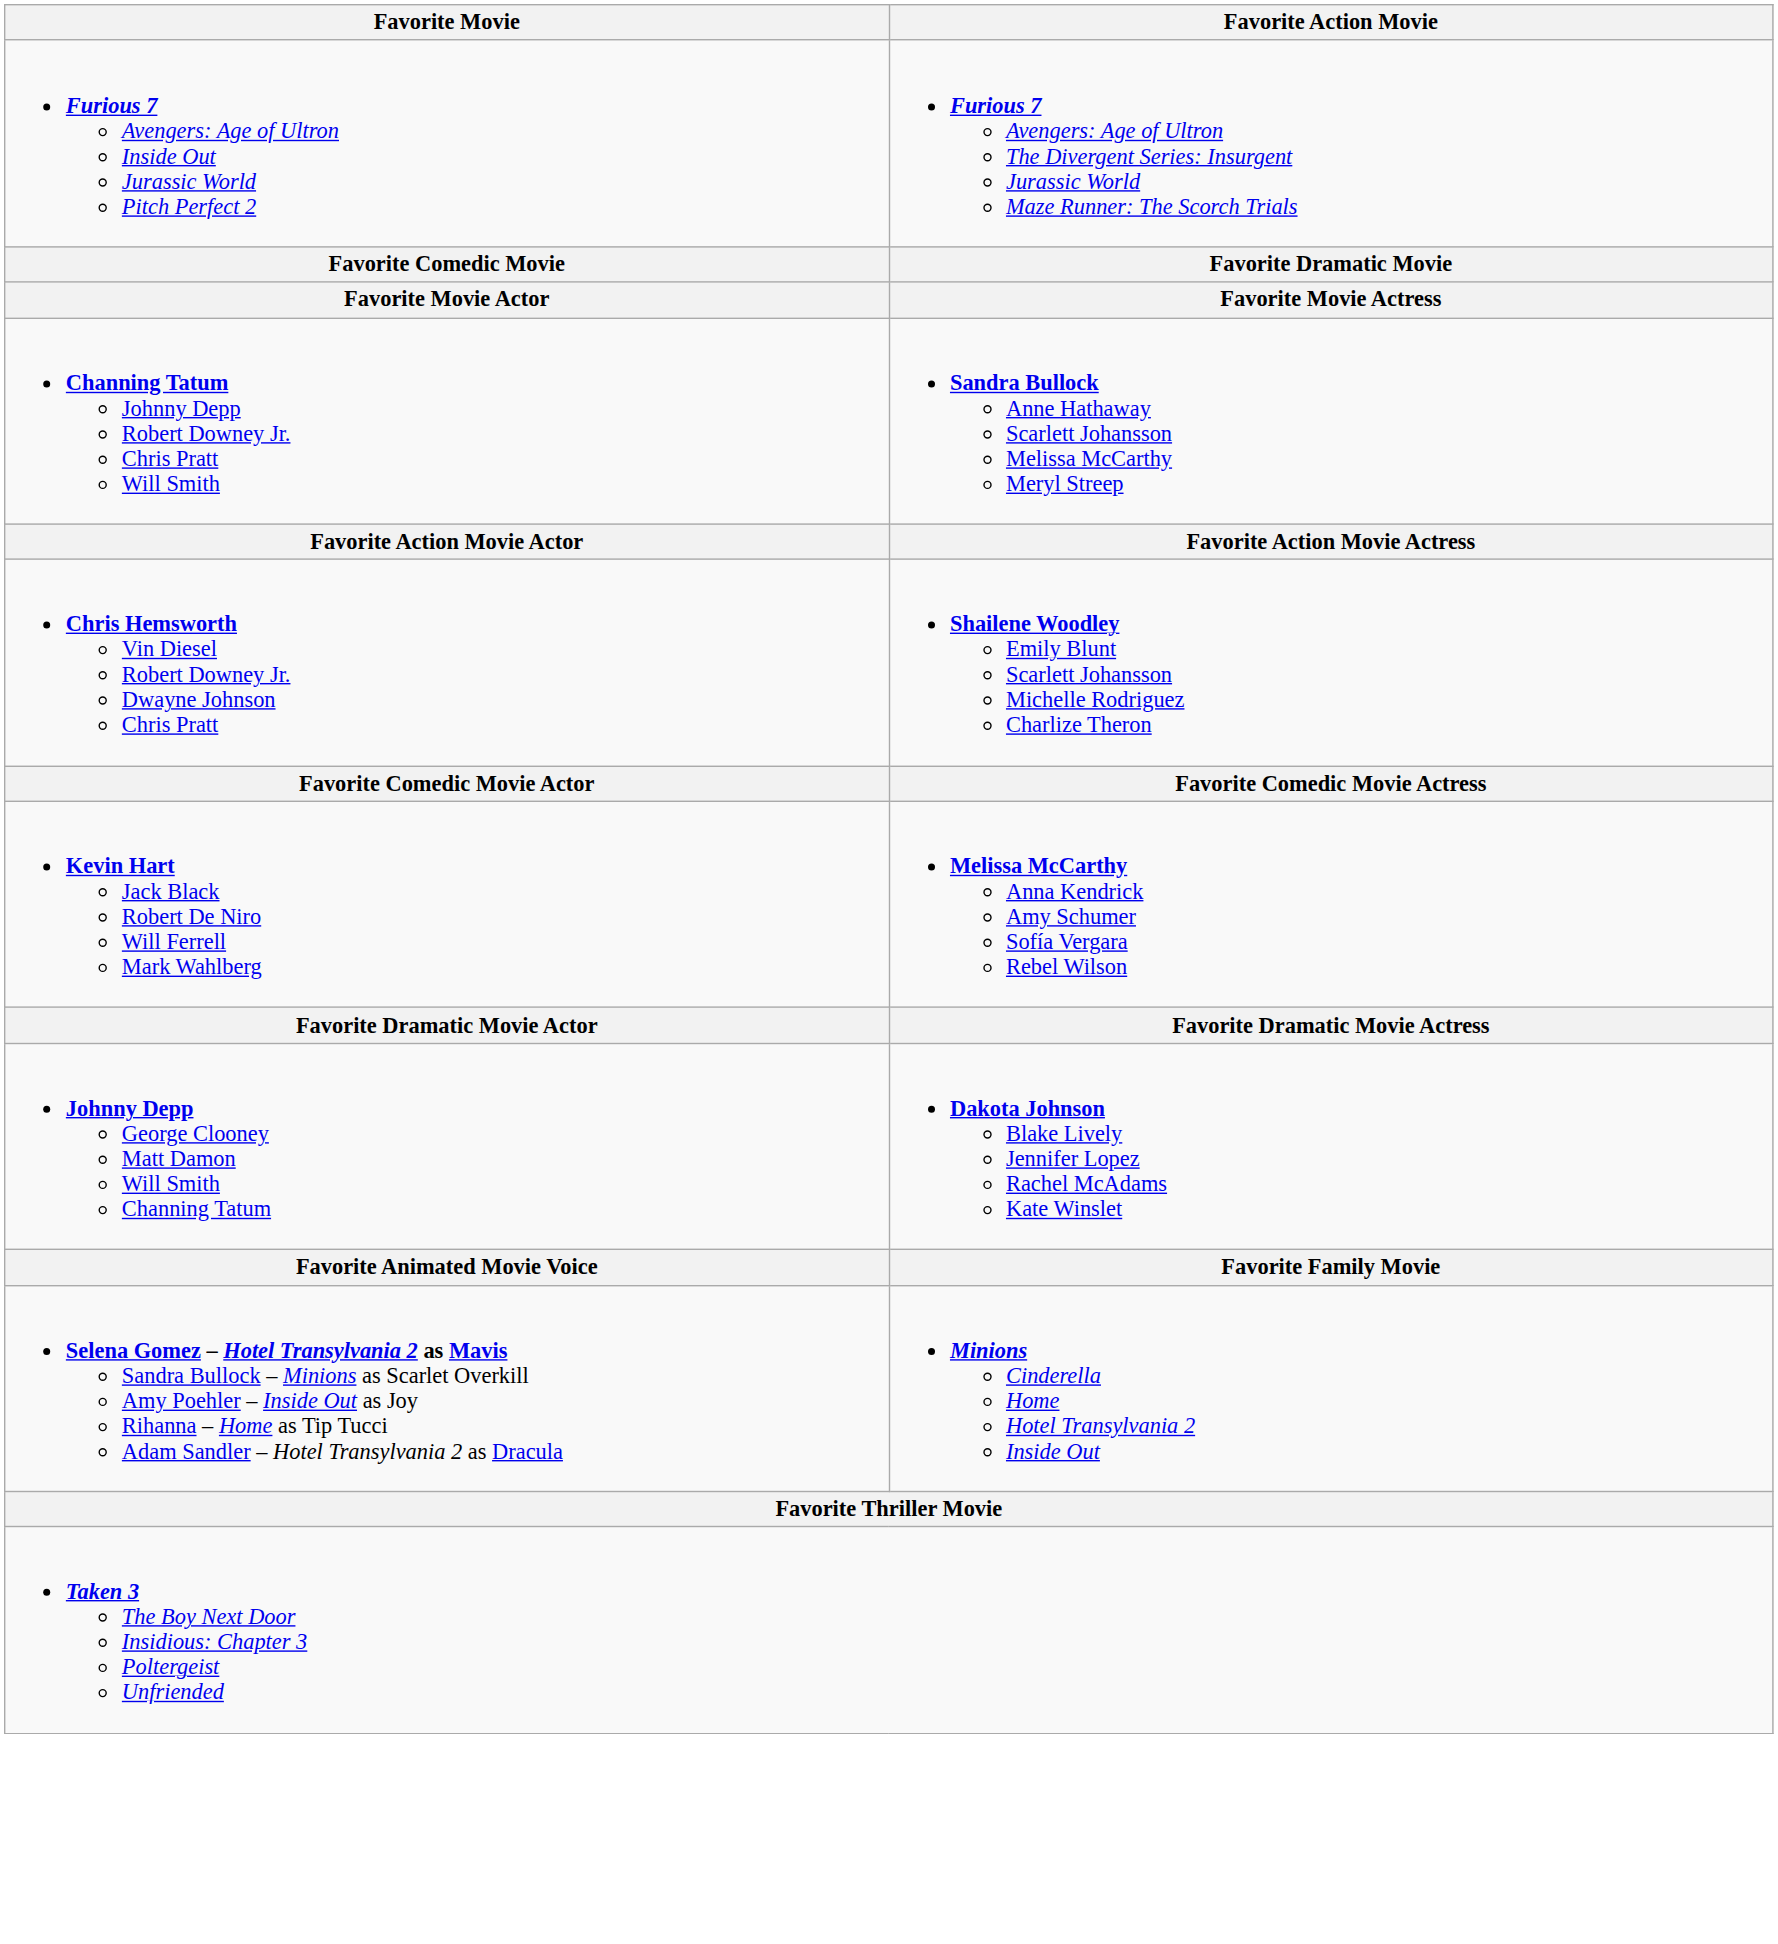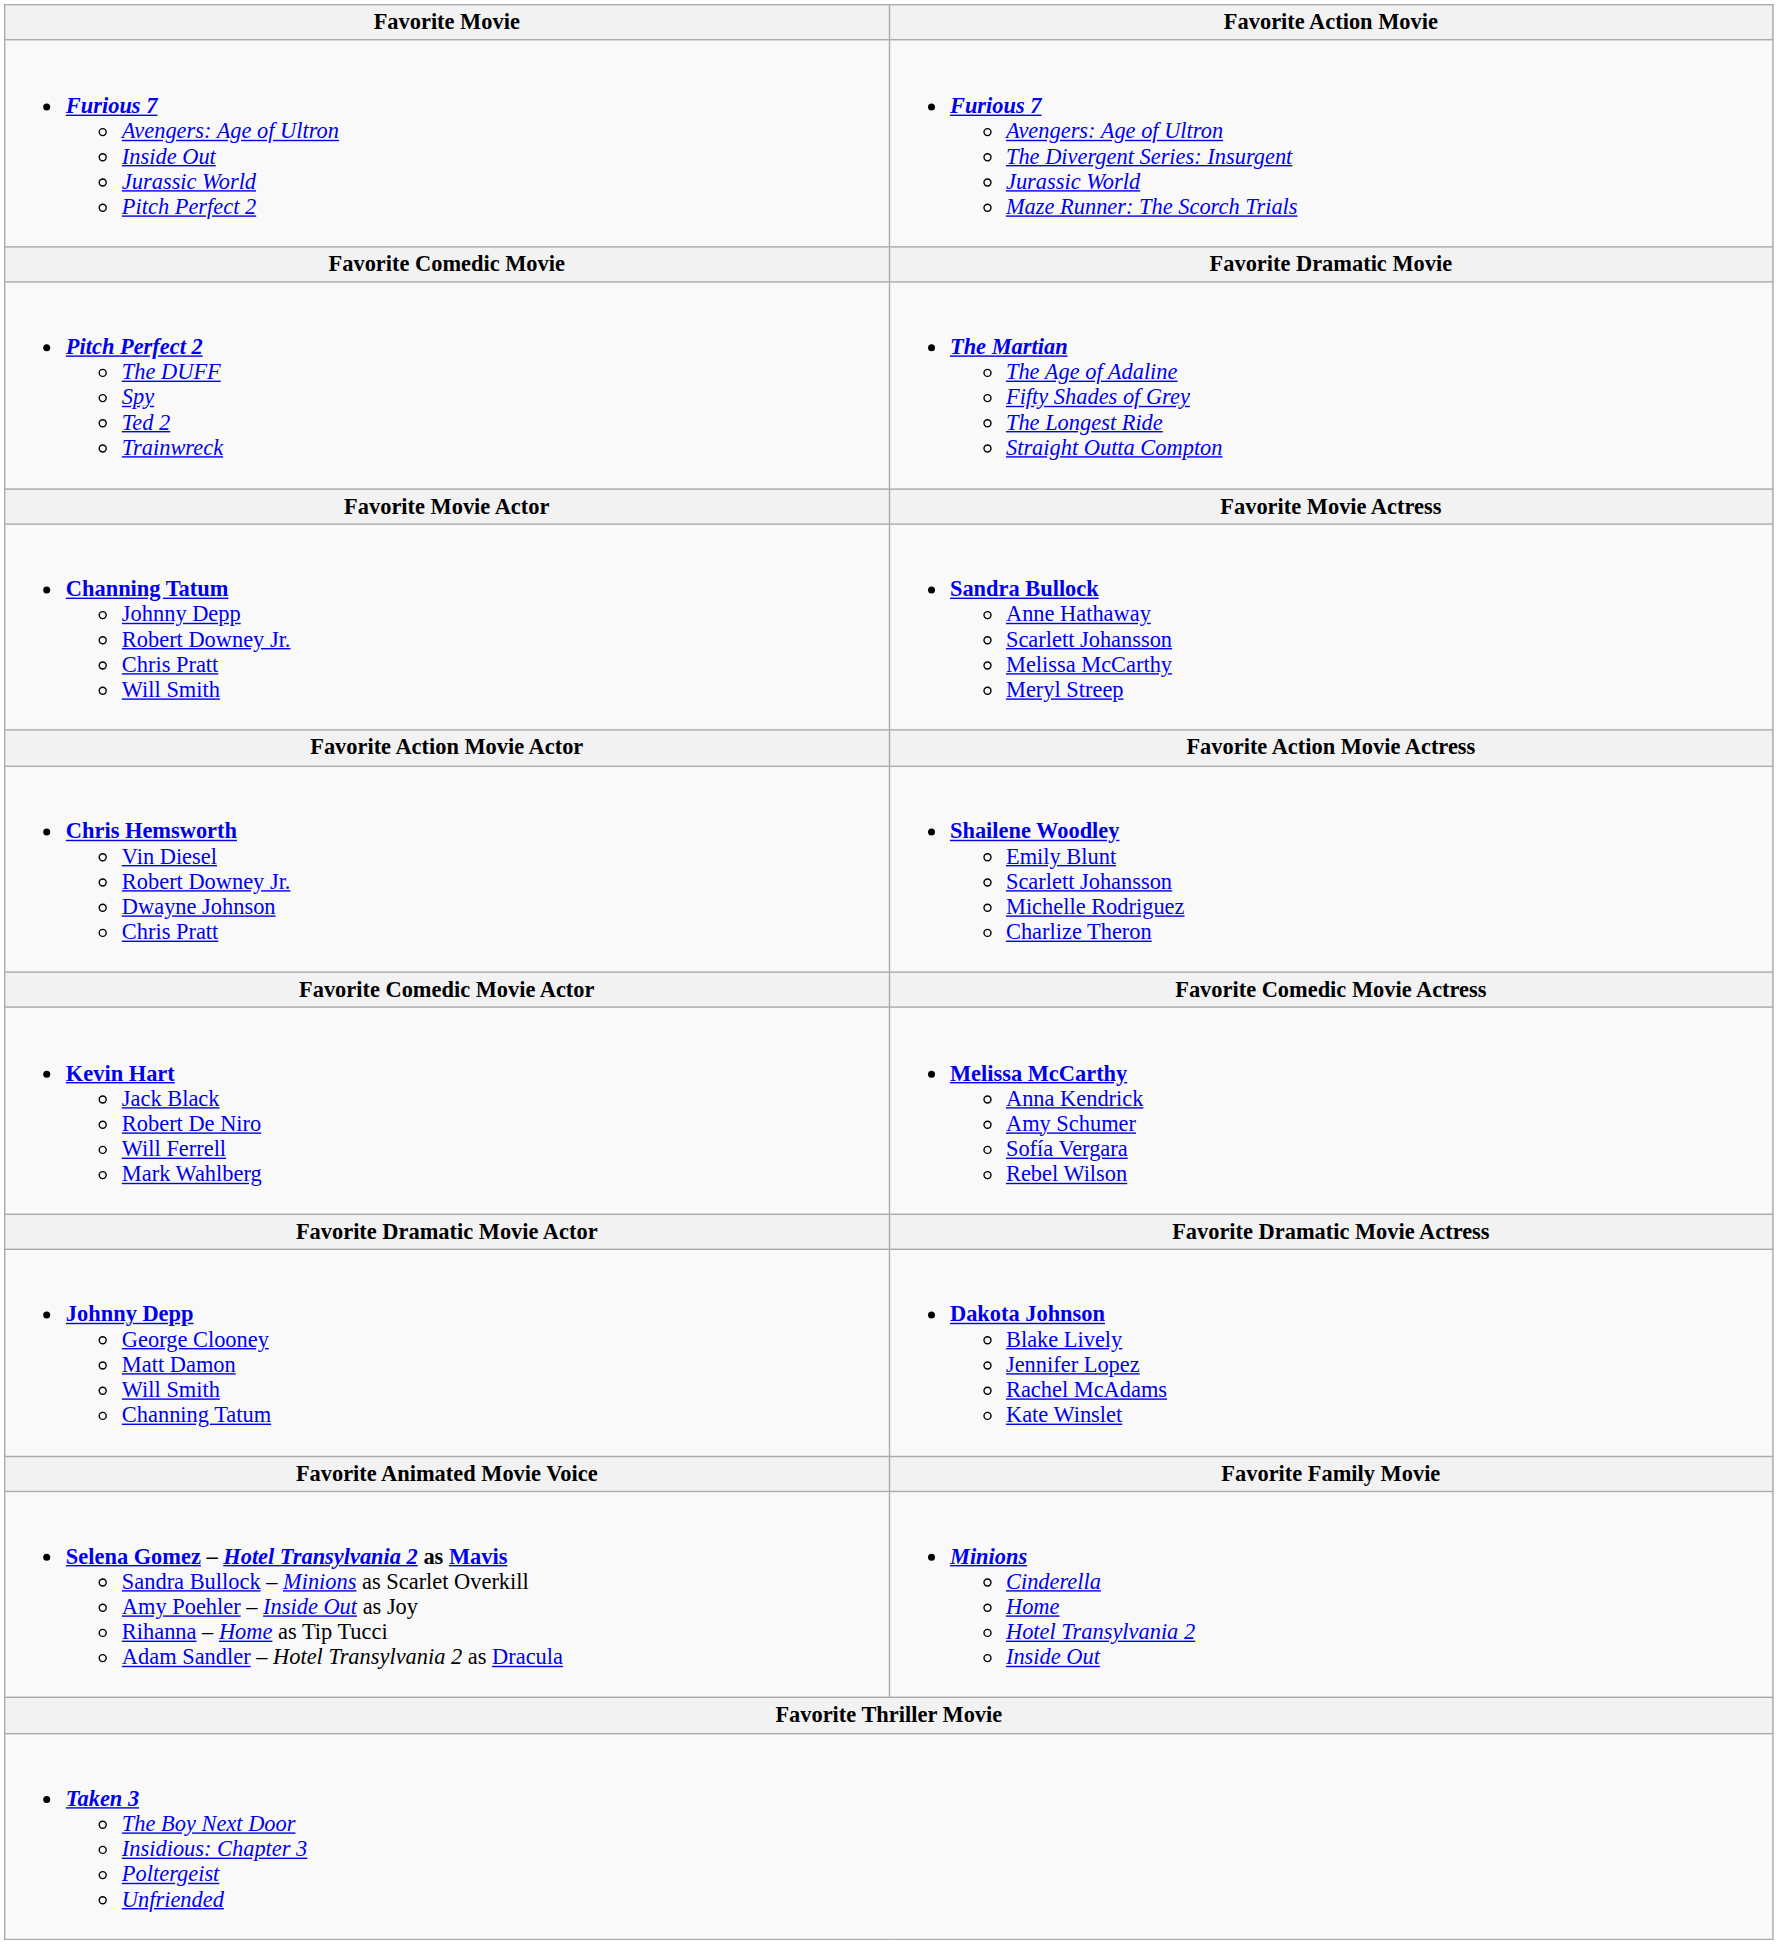+ row: (447, 398)
